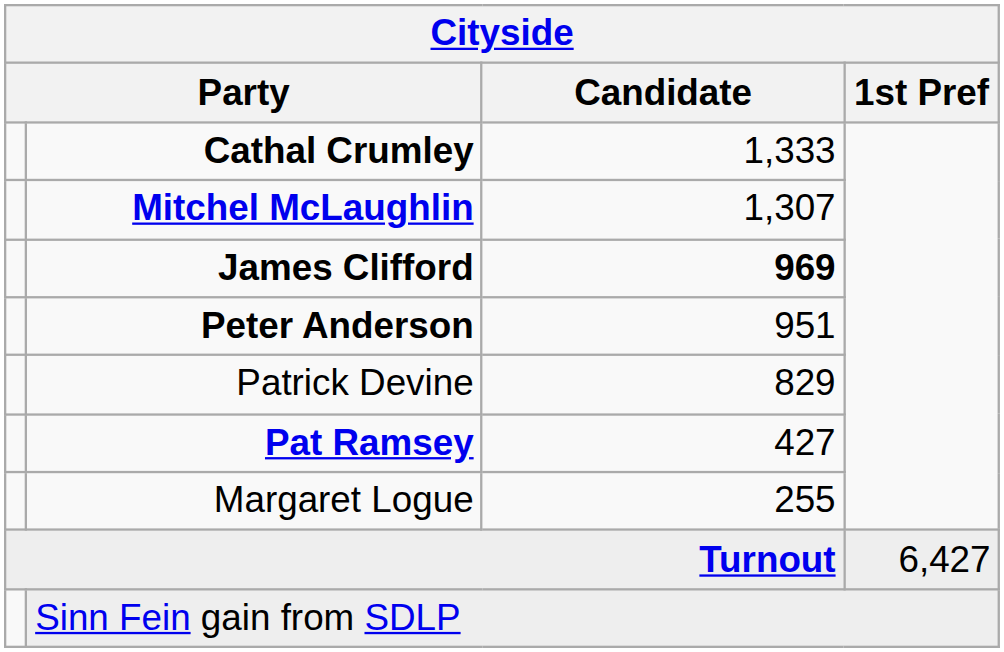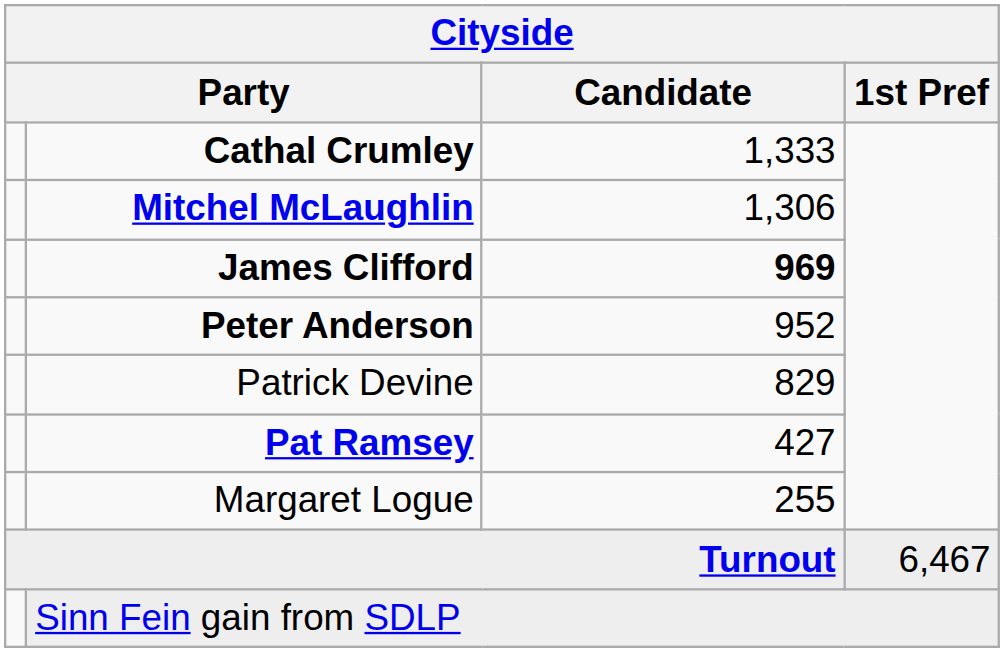(790, 208) 1,307 -> (790, 208) 1,306
(805, 325) 951 -> (805, 325) 952
(945, 558) 6,427 -> (945, 558) 6,467
